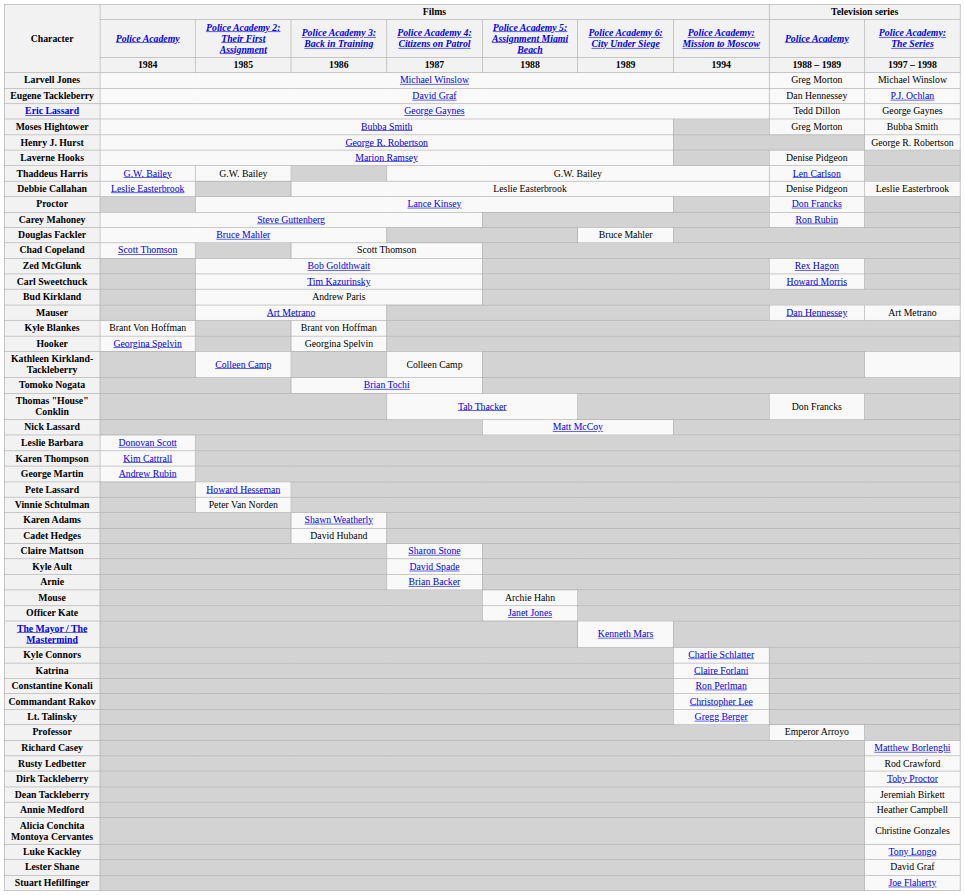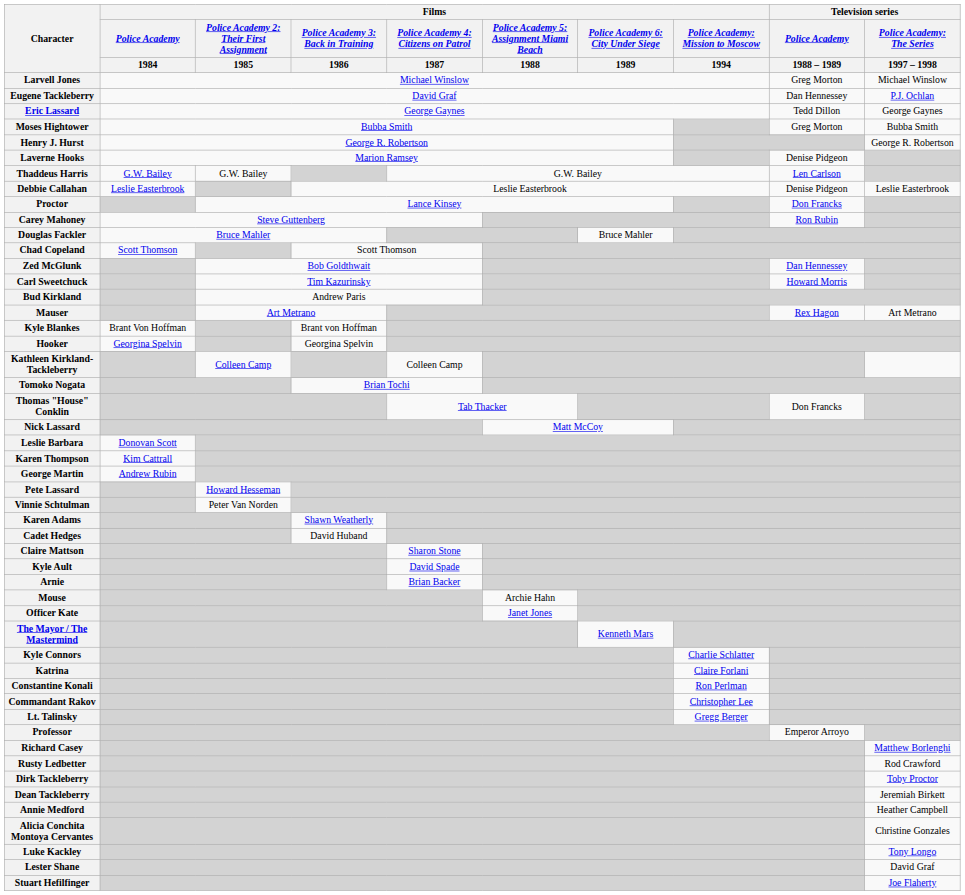(817, 266) Rex Hagon -> (817, 266) Dan Hennessey
(817, 312) Dan Hennessey -> (817, 312) Rex Hagon
